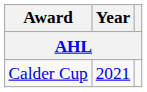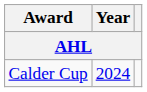(113, 73) 2021 -> (113, 73) 2024
